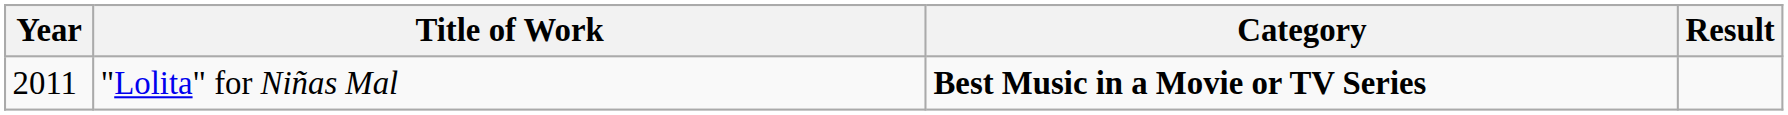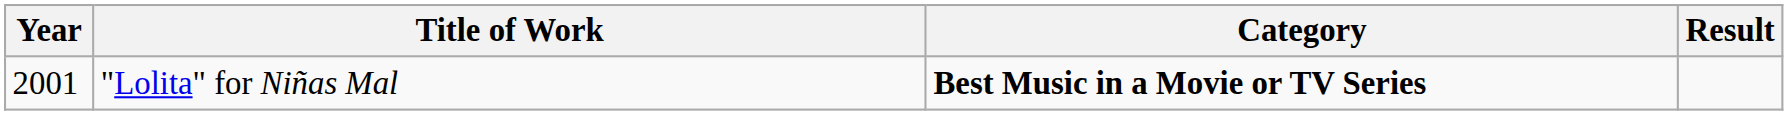(45, 82) 2011 -> (45, 82) 2001
